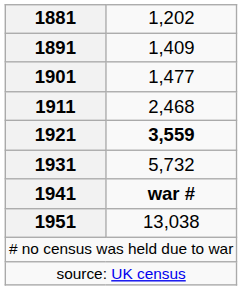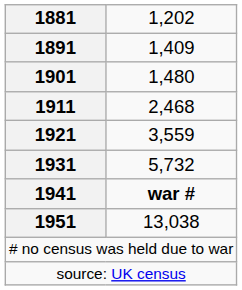(171, 77) 1,477 -> (171, 77) 1,480
(171, 135) bold -> (171, 135) normal
